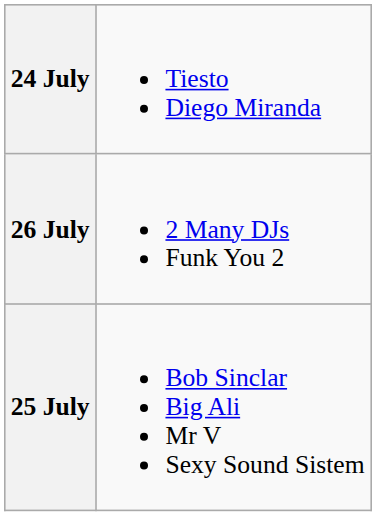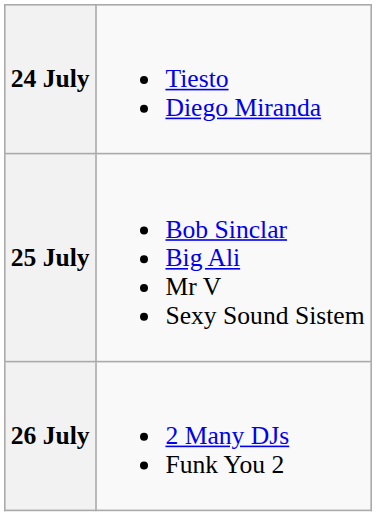rows swapped: (50, 406) <-> (50, 228)
